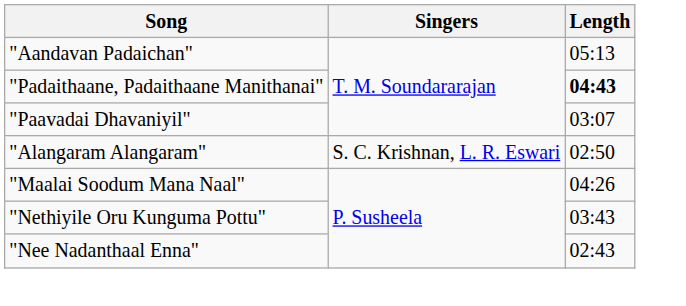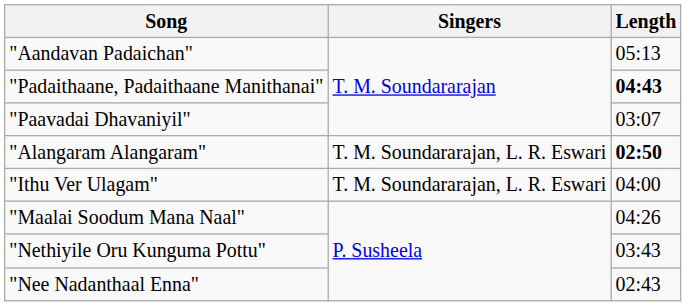(446, 152) S. C. Krishnan, L. R. Eswari -> (469, 152) T. M. Soundararajan, L. R. Eswari
(592, 152) normal -> (639, 152) bold
+ row: (84, 185)
